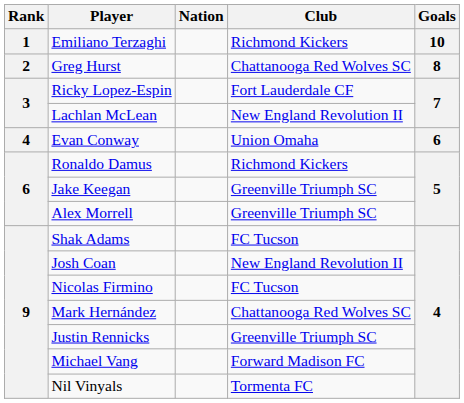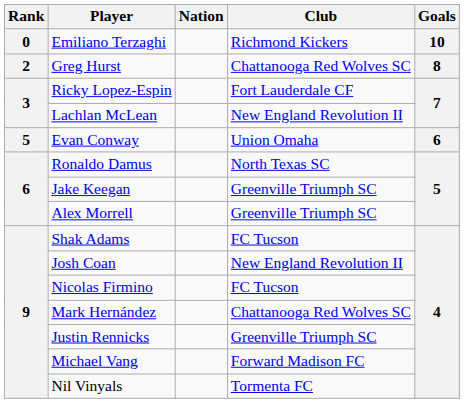(26, 41) 1 -> (26, 41) 0
(26, 139) 4 -> (26, 139) 5
(289, 164) Richmond Kickers -> (280, 164) North Texas SC
